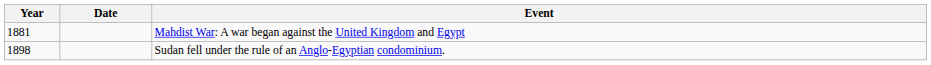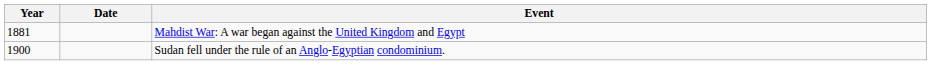(19, 50) 1898 -> (19, 50) 1900
